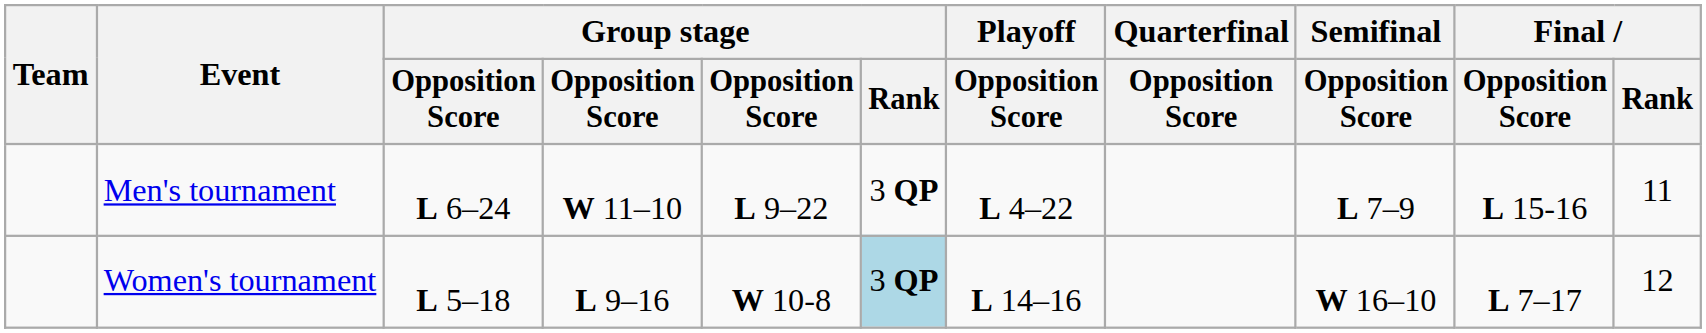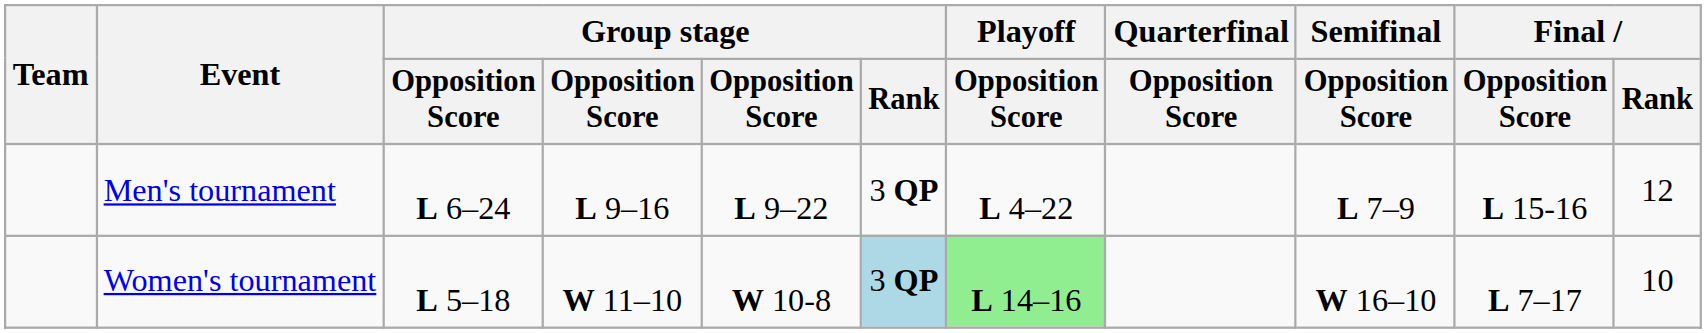(622, 208) W 11–10 -> (622, 208) L 9–16
(1657, 189) 11 -> (1657, 189) 12
(622, 300) L 9–16 -> (622, 300) W 11–10
(1026, 300) no background -> (1026, 300) lightgreen background
(1657, 281) 12 -> (1657, 281) 10
